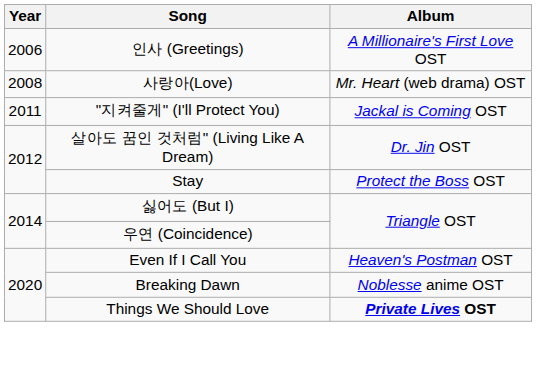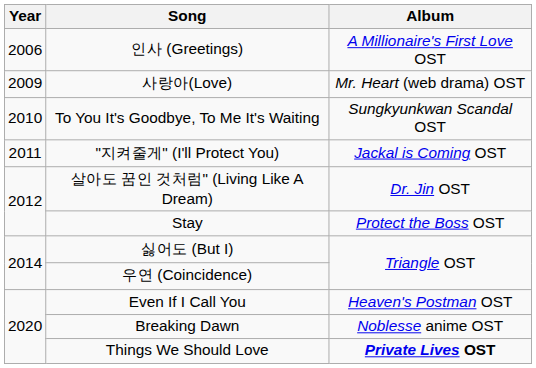(25, 84) 2008 -> (25, 84) 2009
+ row: (187, 118)
